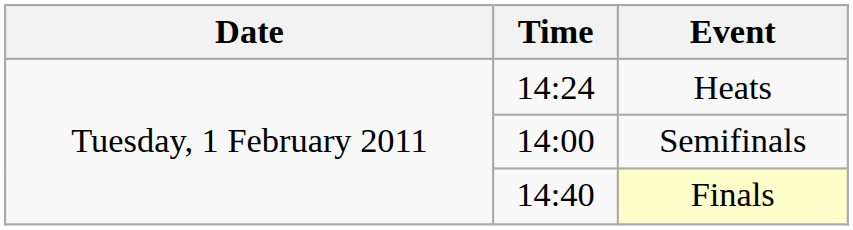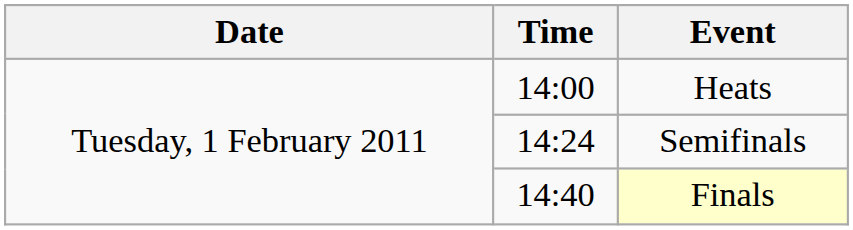(556, 86) 14:24 -> (556, 86) 14:00
(556, 140) 14:00 -> (556, 140) 14:24
